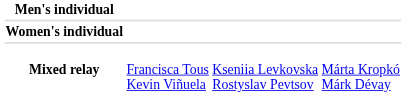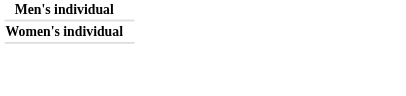- row: (64, 69)
